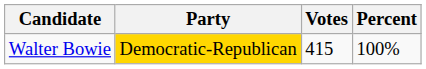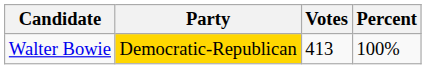(319, 48) 415 -> (319, 48) 413
